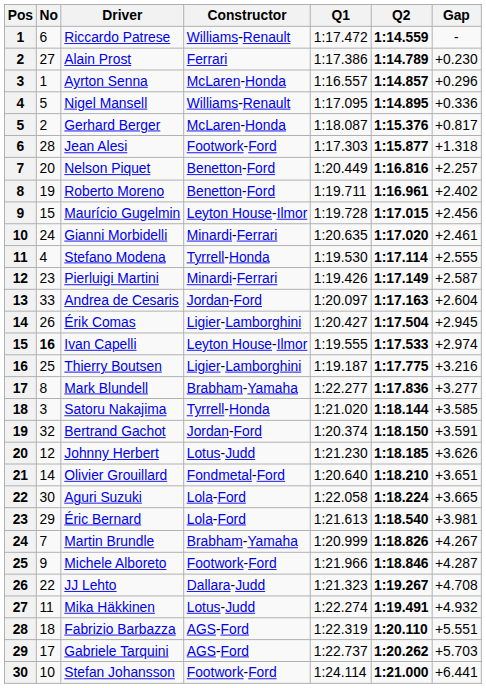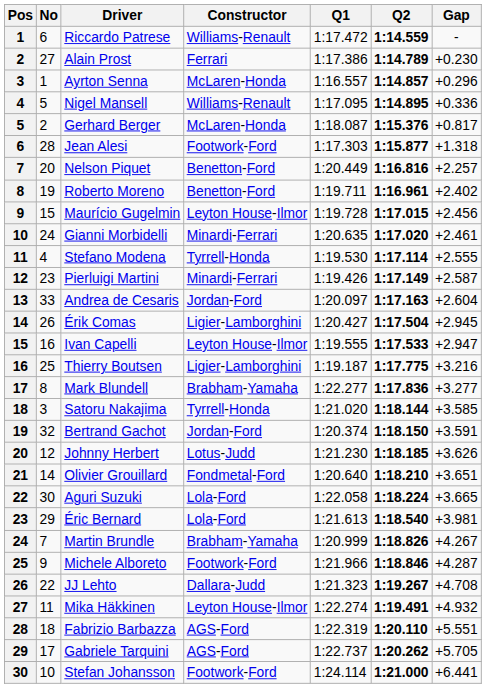(47, 344) bold -> (47, 344) normal
(456, 344) +2.974 -> (456, 344) +2.947
(221, 607) Lotus-Judd -> (247, 607) Leyton House-Ilmor
(456, 651) +5.703 -> (456, 651) +5.705
